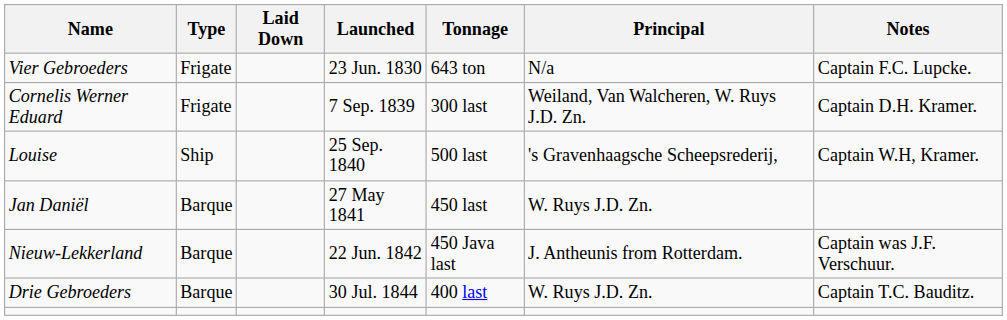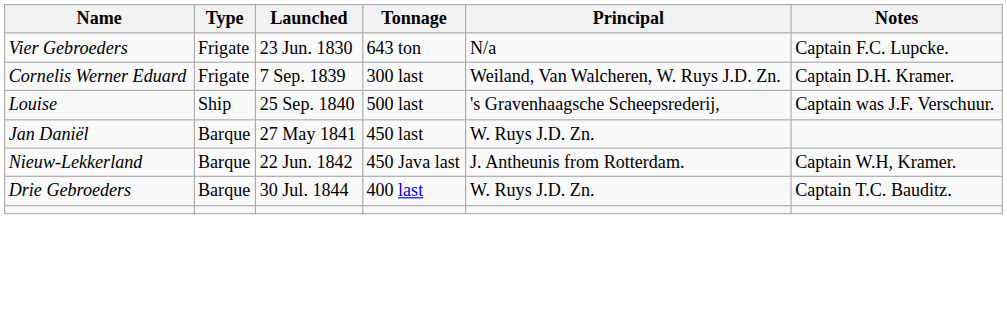- column: (281, 29)
(898, 155) Captain W.H, Kramer. -> (895, 104) Captain was J.F. Verschuur.
(877, 253) Captain was J.F. Verschuur. -> (876, 162) Captain W.H, Kramer.
